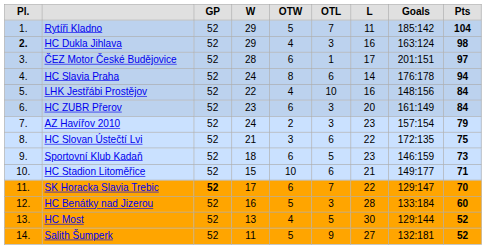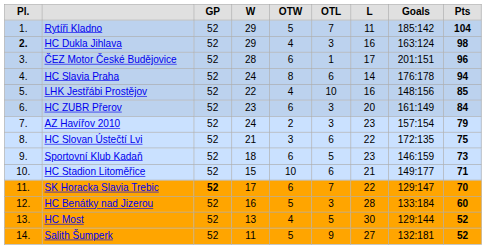(462, 60) 97 -> (462, 60) 96
(462, 92) 84 -> (462, 92) 85
